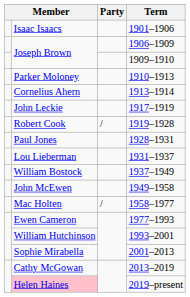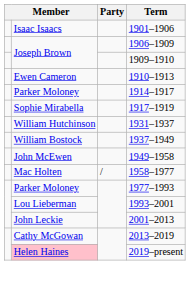(46, 76) Parker Moloney -> (45, 76) Ewen Cameron
- row: (151, 92)
+ row: (151, 92)
(38, 108) John Leckie -> (49, 108) Sophie Mirabella
- row: (151, 124)
- row: (151, 140)
(45, 156) Lou Lieberman -> (55, 124) William Hutchinson
(45, 220) Ewen Cameron -> (46, 188) Parker Moloney
(55, 236) William Hutchinson -> (45, 204) Lou Lieberman
(49, 252) Sophie Mirabella -> (38, 220) John Leckie
